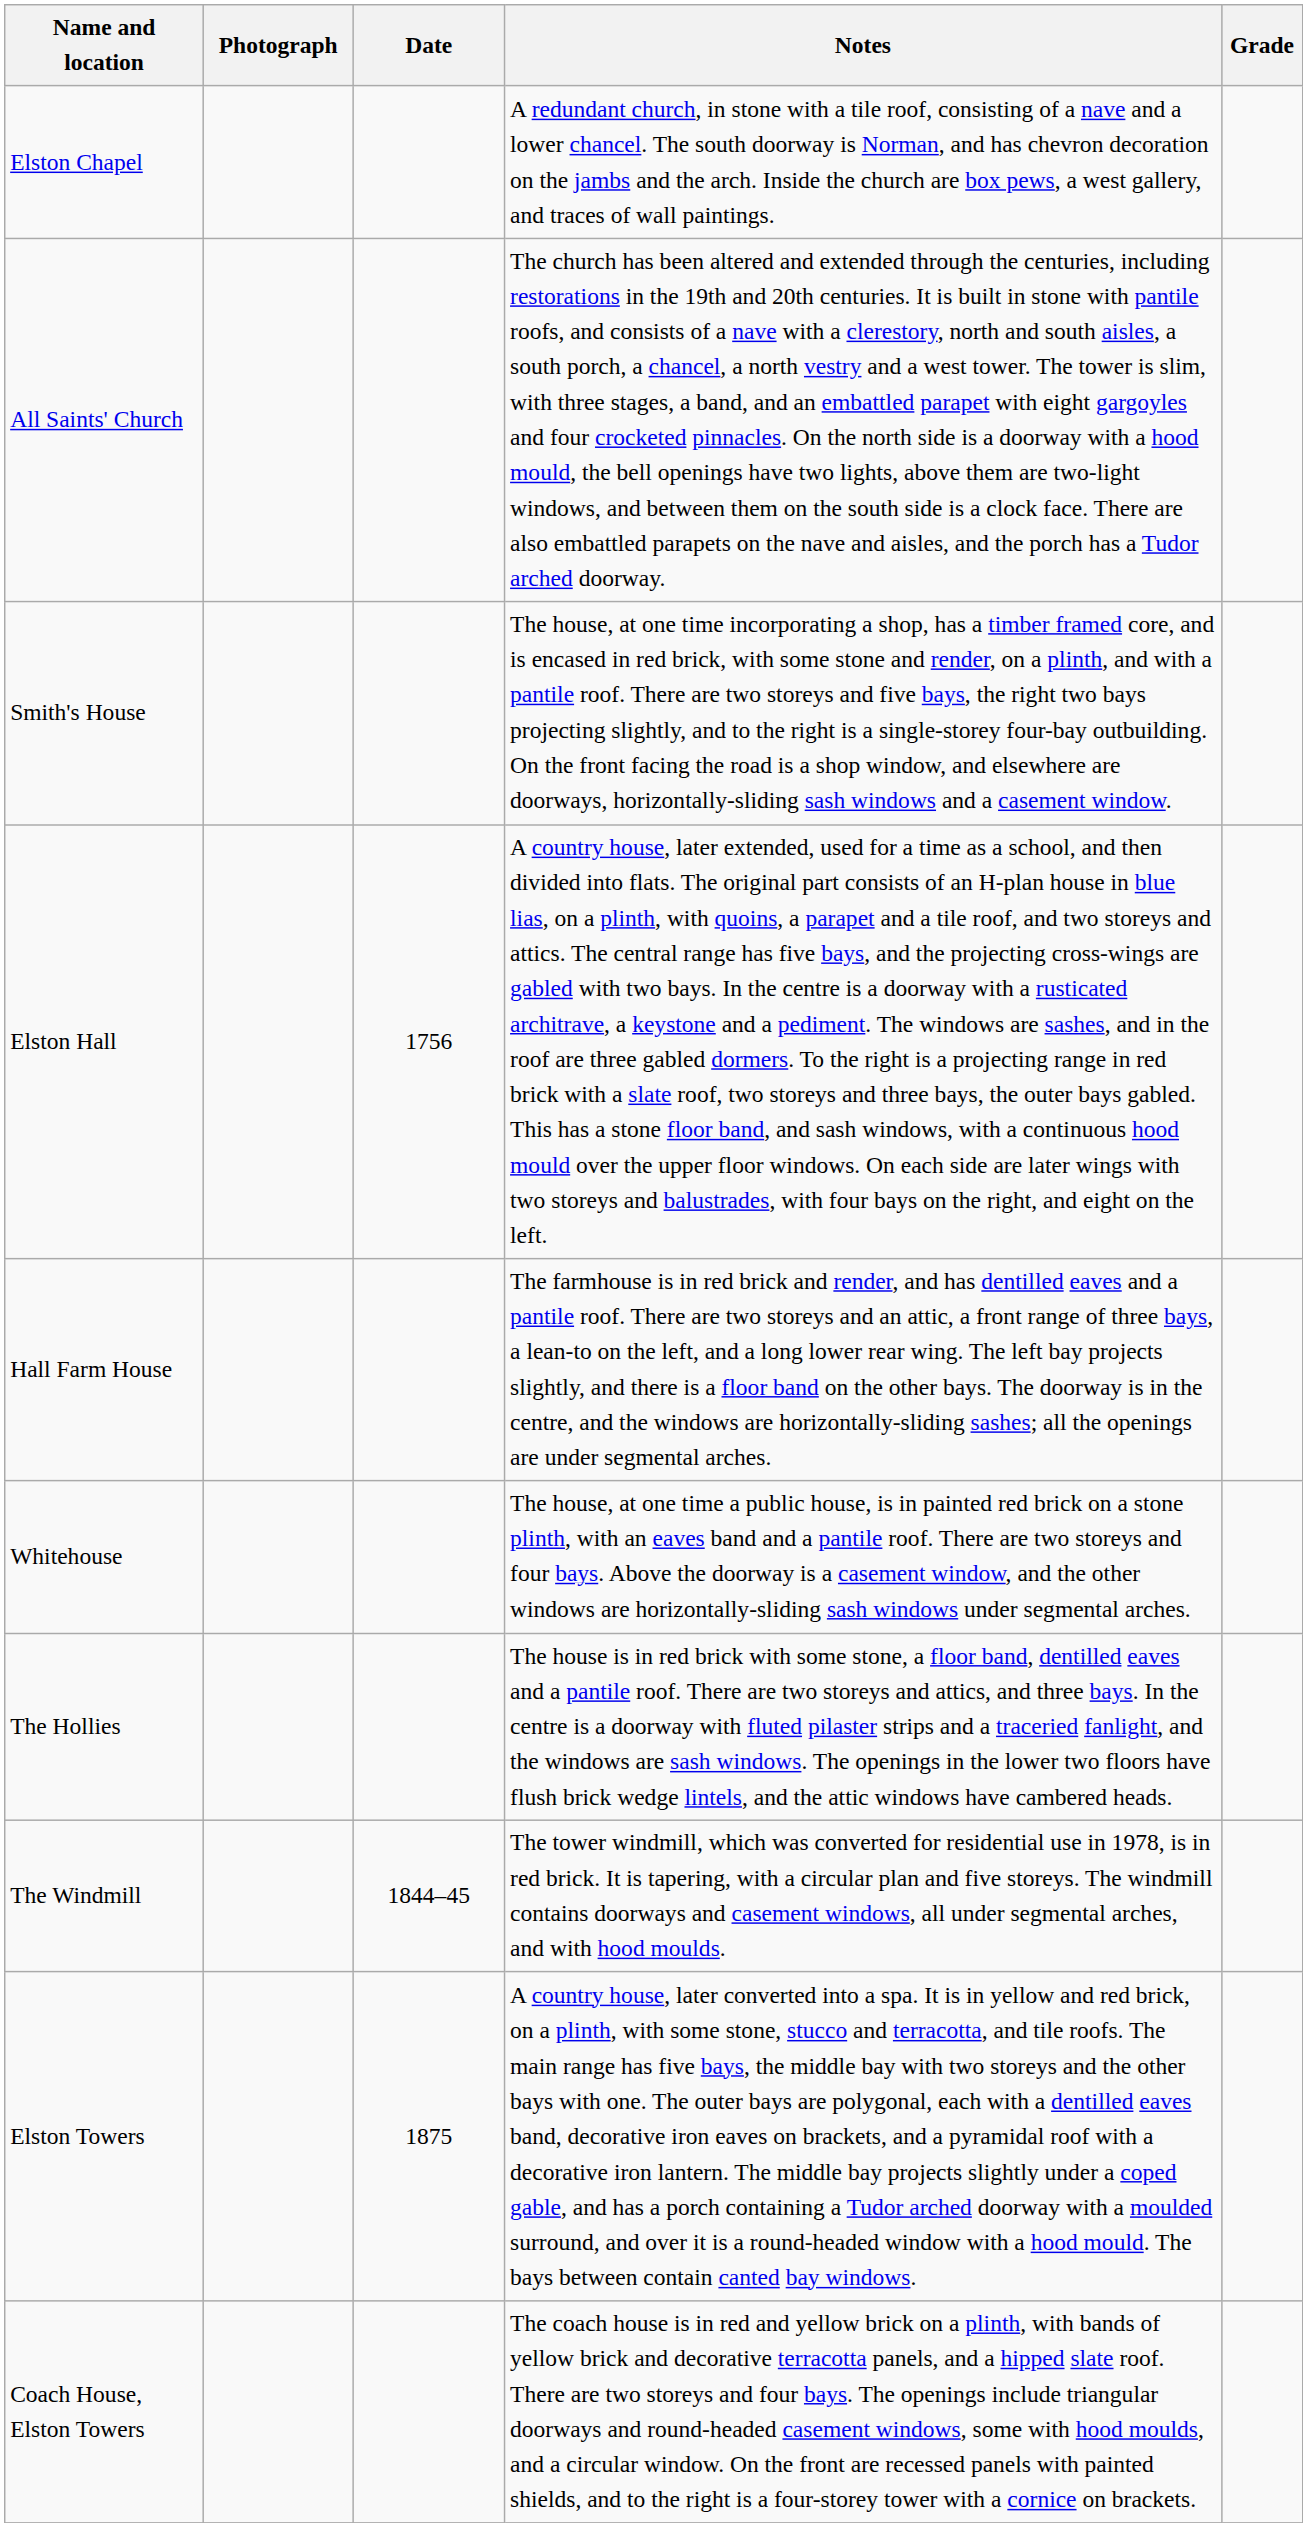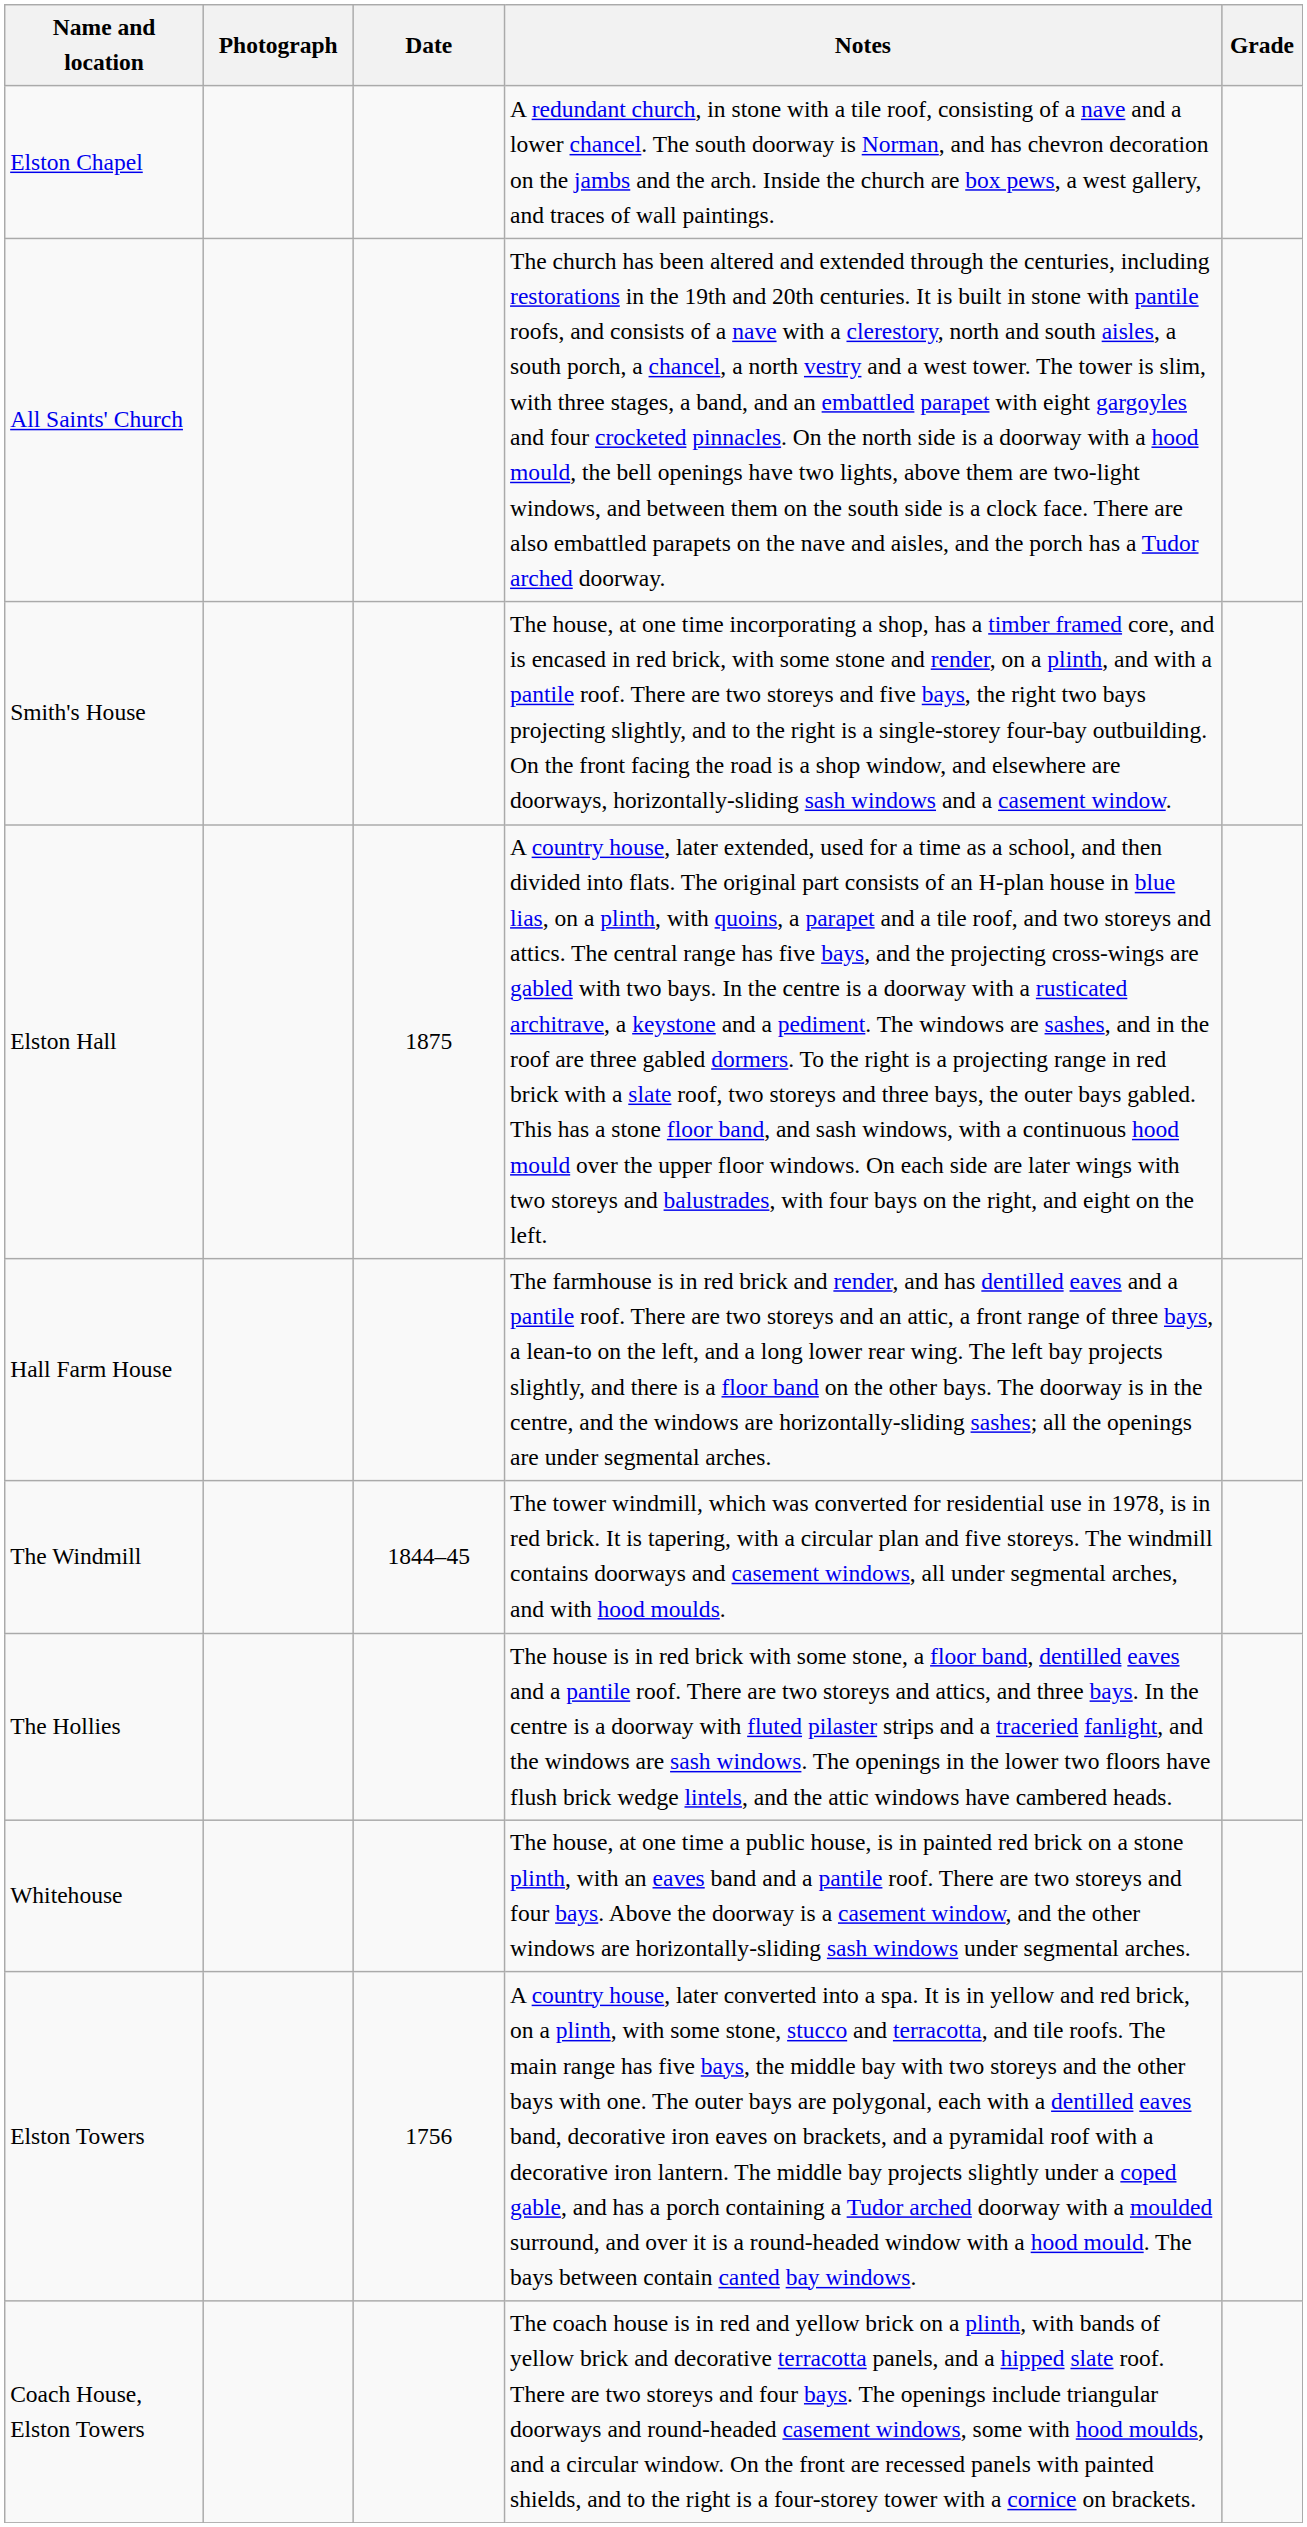(429, 1041) 1756 -> (429, 1041) 1875
rows swapped: (66, 1556) <-> (76, 1895)
(429, 2136) 1875 -> (429, 2136) 1756
